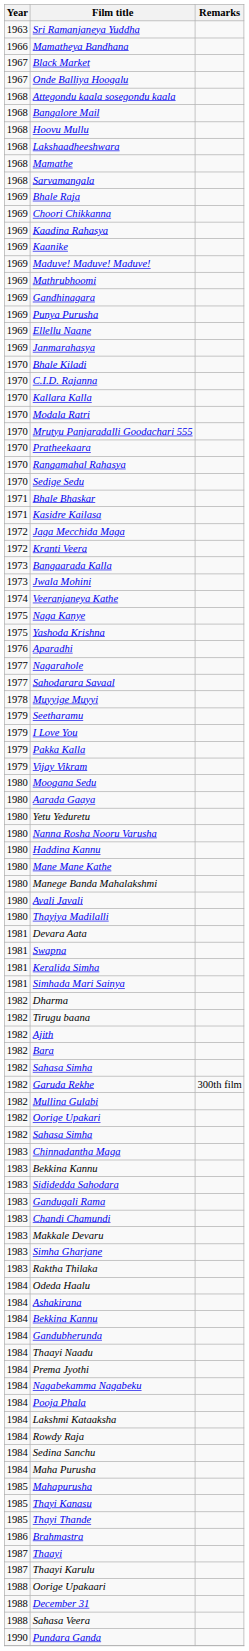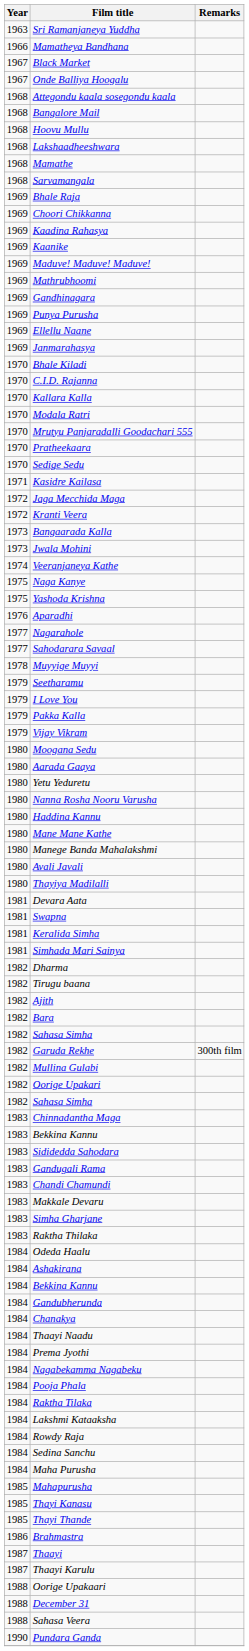- row: (17, 465)
- row: (17, 498)
+ row: (17, 1319)
+ row: (17, 1402)
